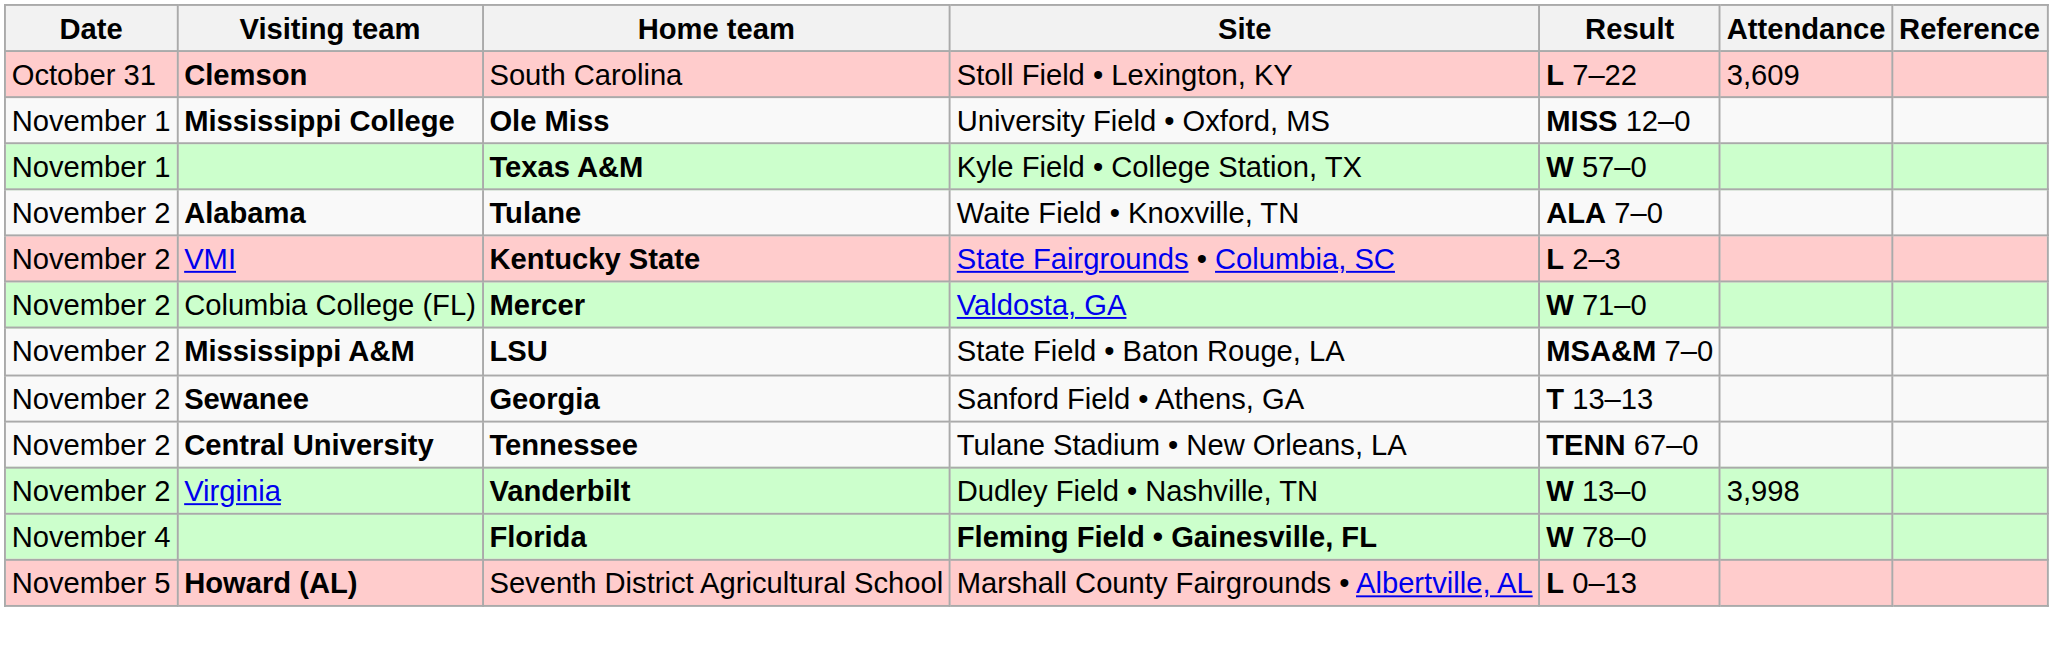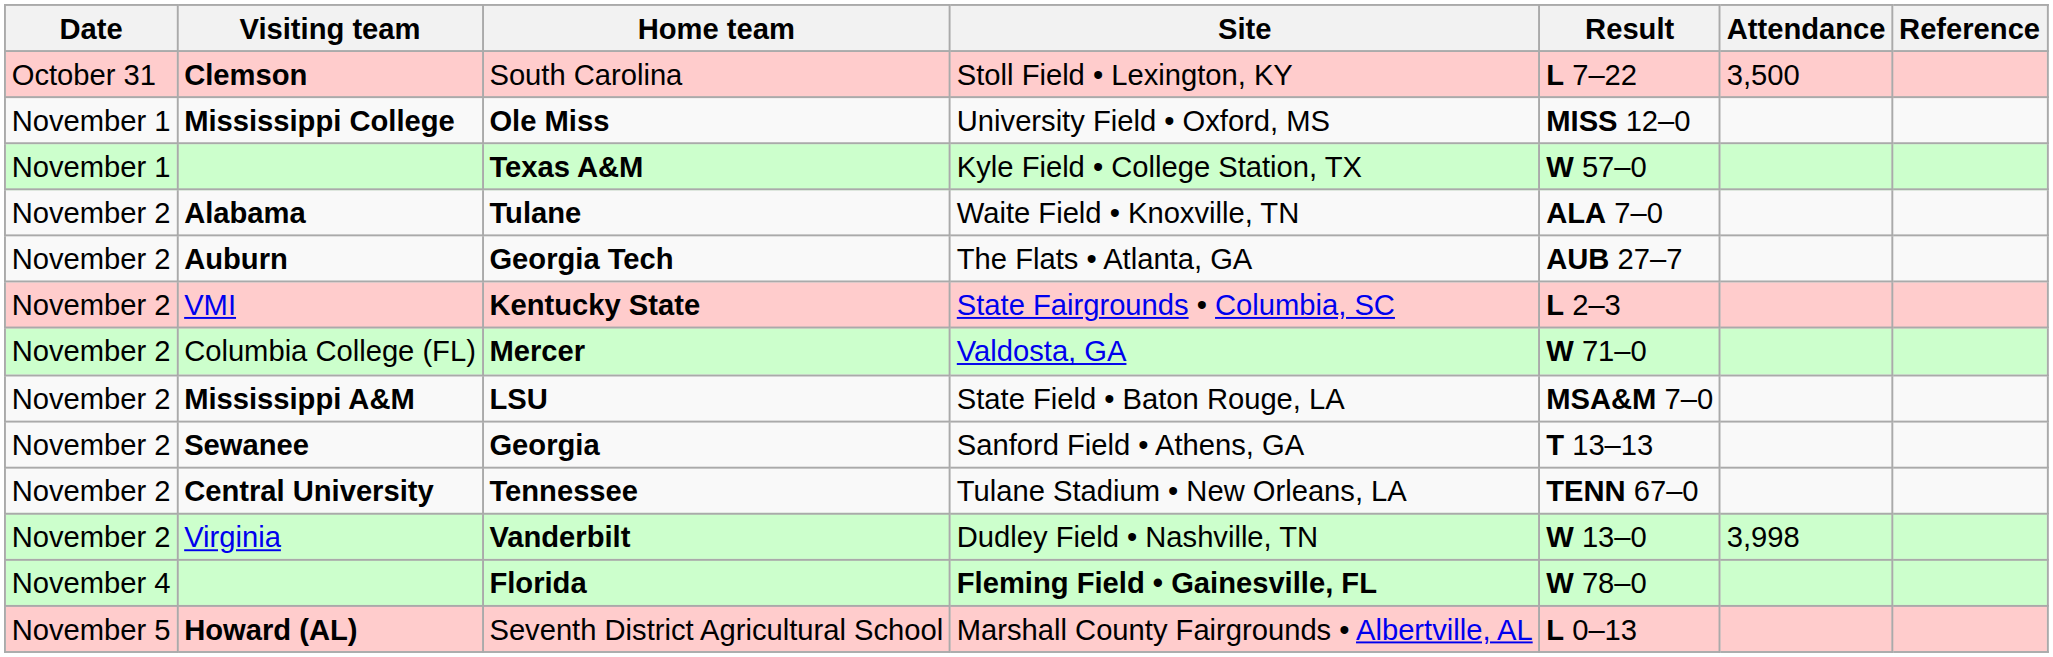(1763, 74) 3,609 -> (1763, 74) 3,500
+ row: (582, 259)
